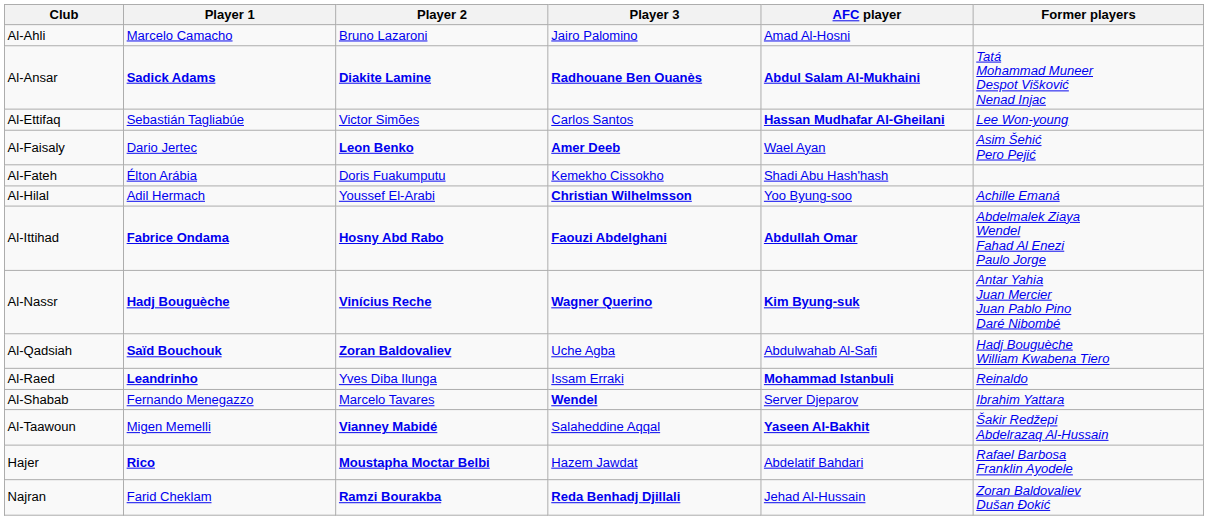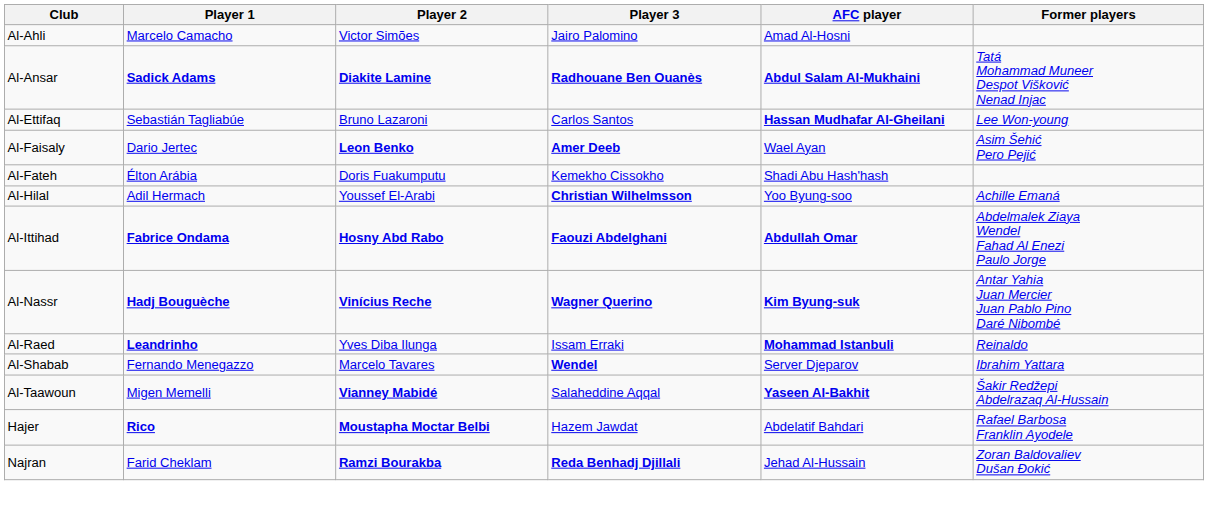(383, 35) Bruno Lazaroni -> (379, 35) Victor Simões
(379, 119) Victor Simões -> (383, 119) Bruno Lazaroni
- row: (40, 351)
